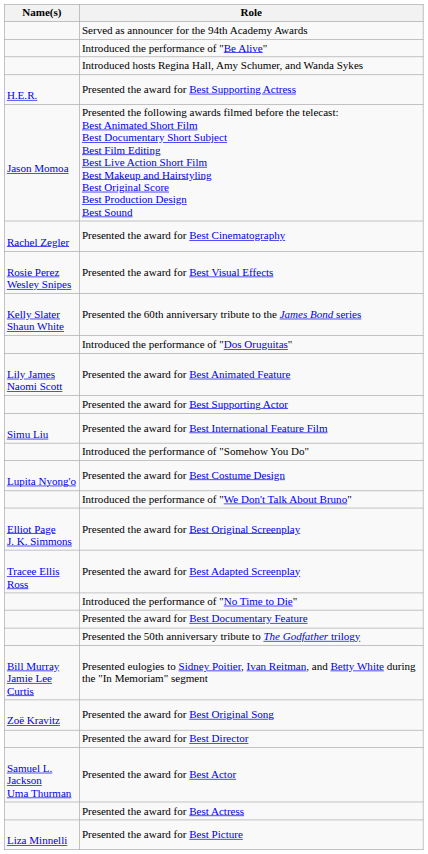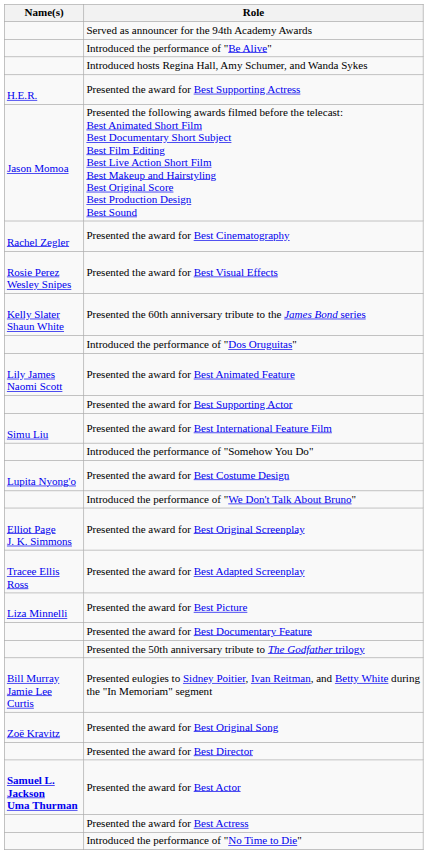rows swapped: (190, 601) <-> (162, 834)
(39, 781) normal -> (42, 793) bold
